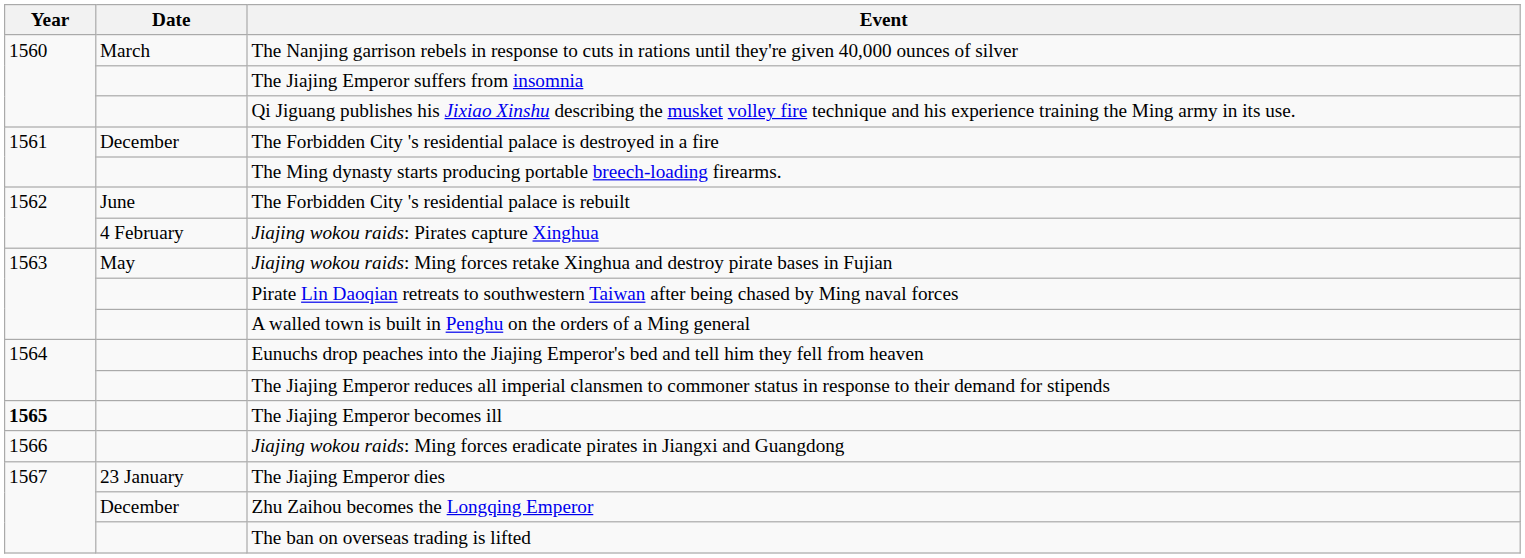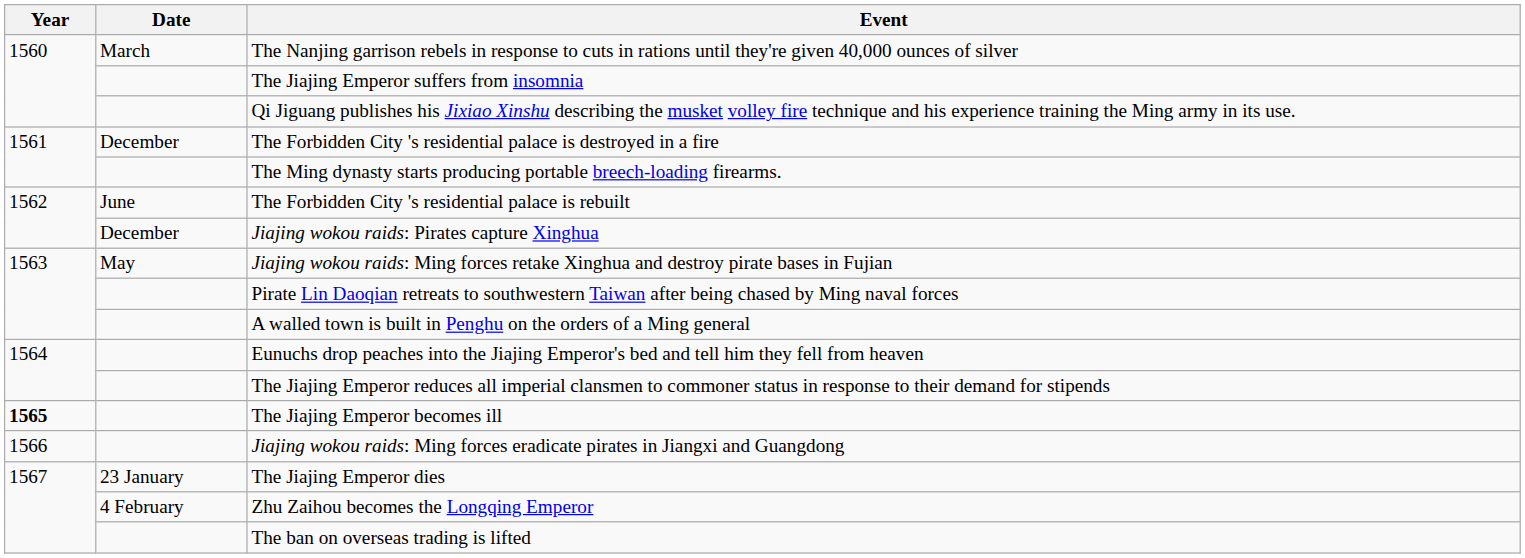(142, 232) 4 February -> (139, 232) December
(139, 506) December -> (142, 506) 4 February
